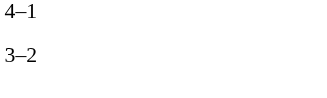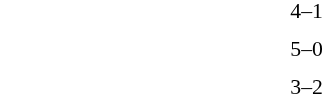+ row: (112, 49)
